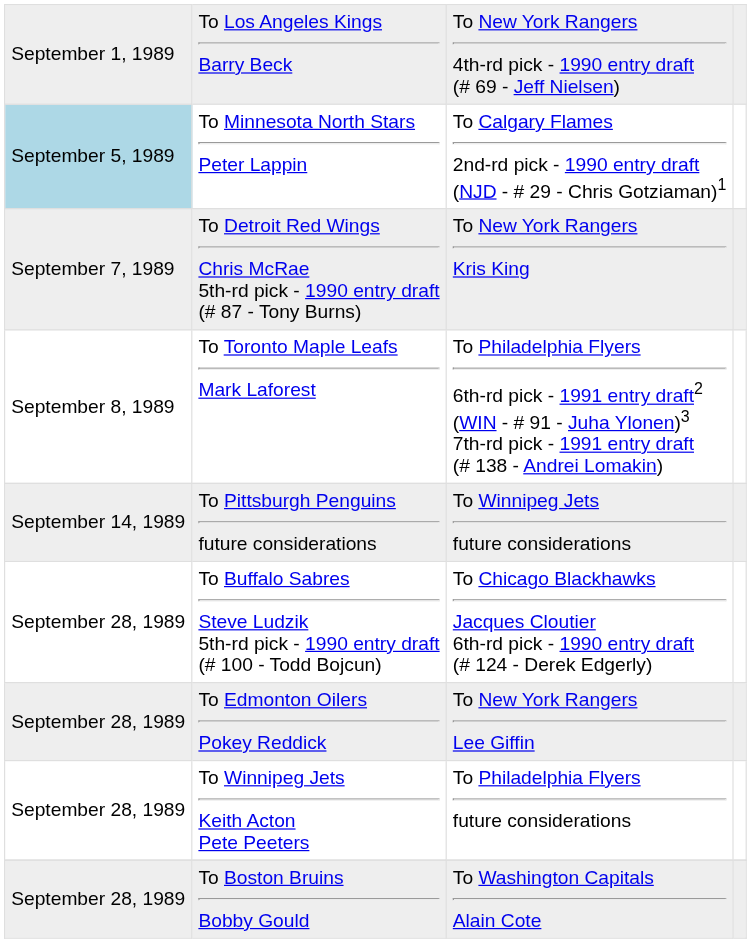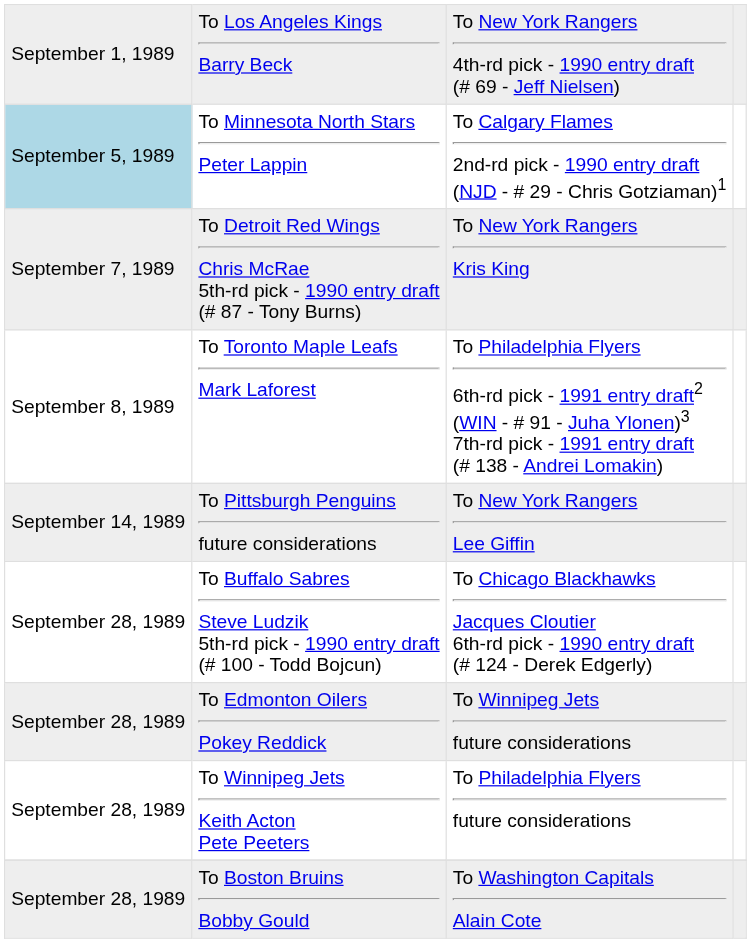(590, 522) To Winnipeg Jets future considerations -> (590, 522) To New York Rangers Lee Giffin
(590, 721) To New York Rangers Lee Giffin -> (590, 721) To Winnipeg Jets future considerations
